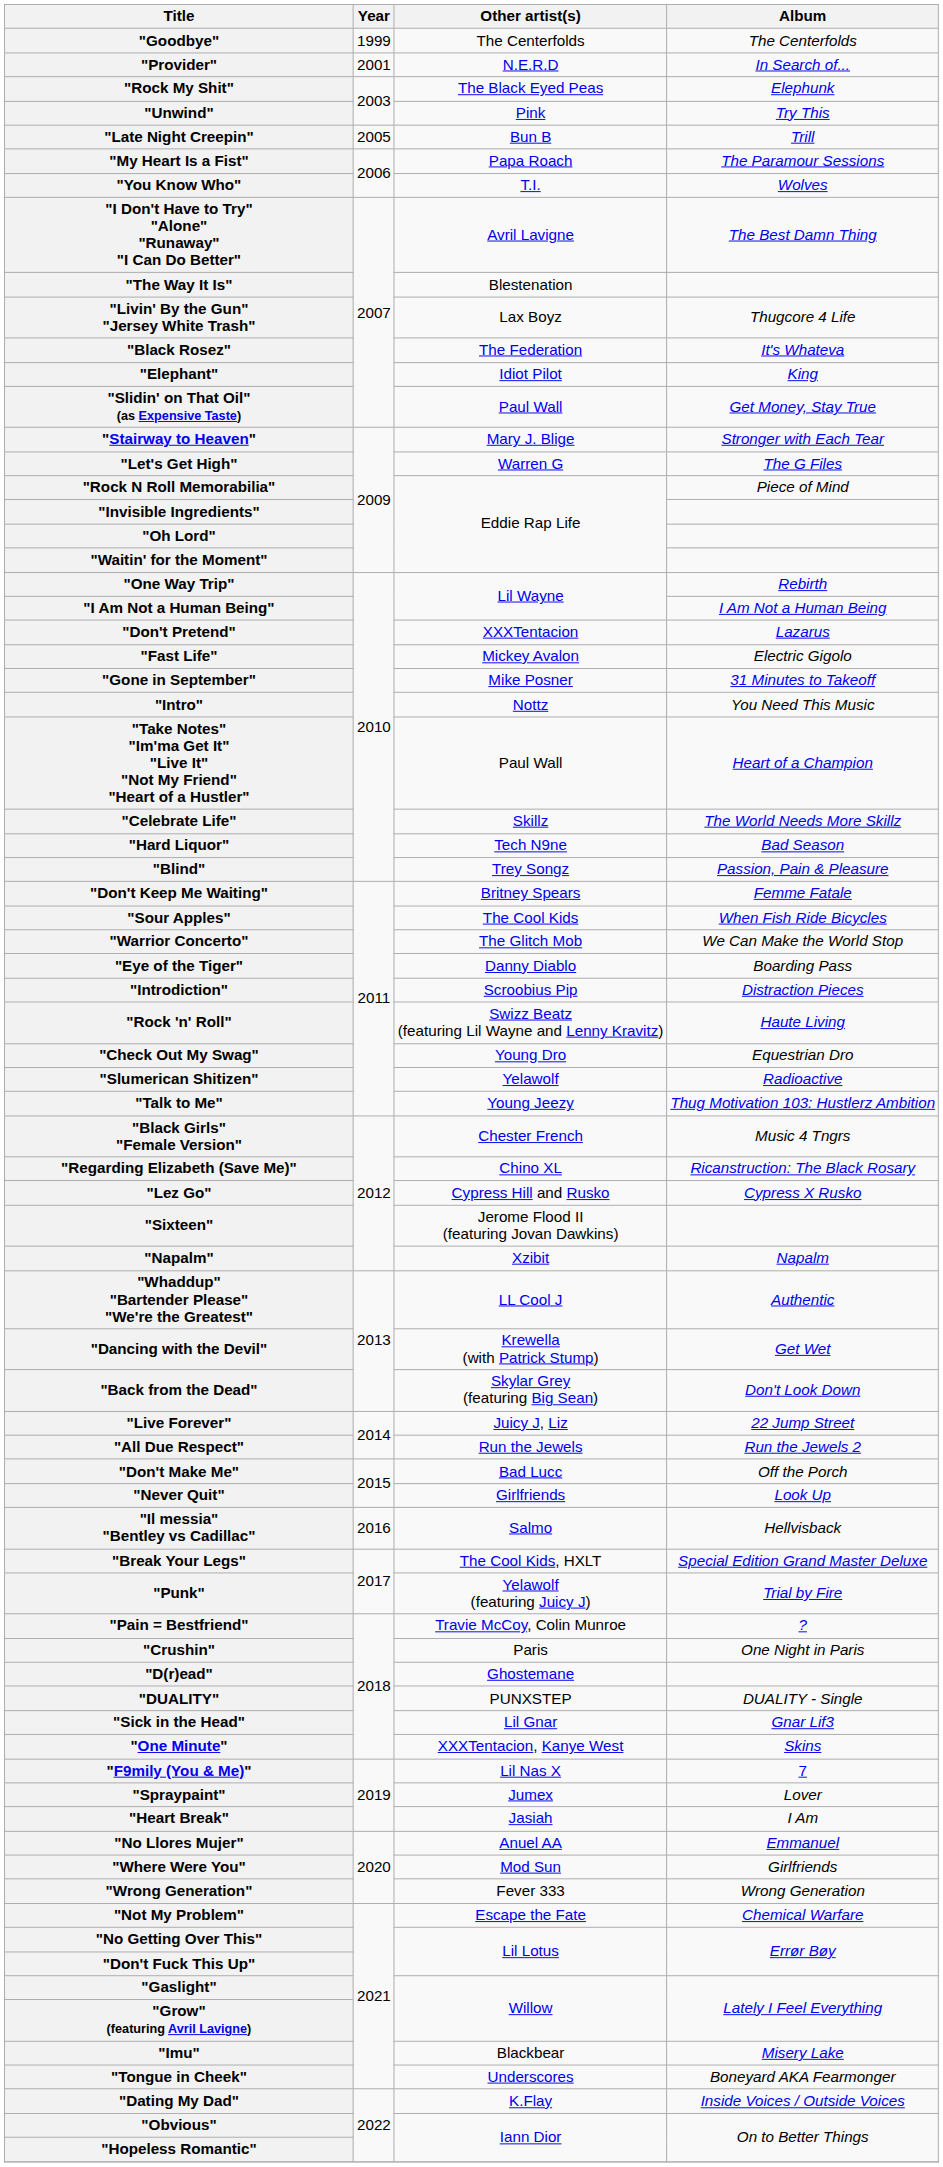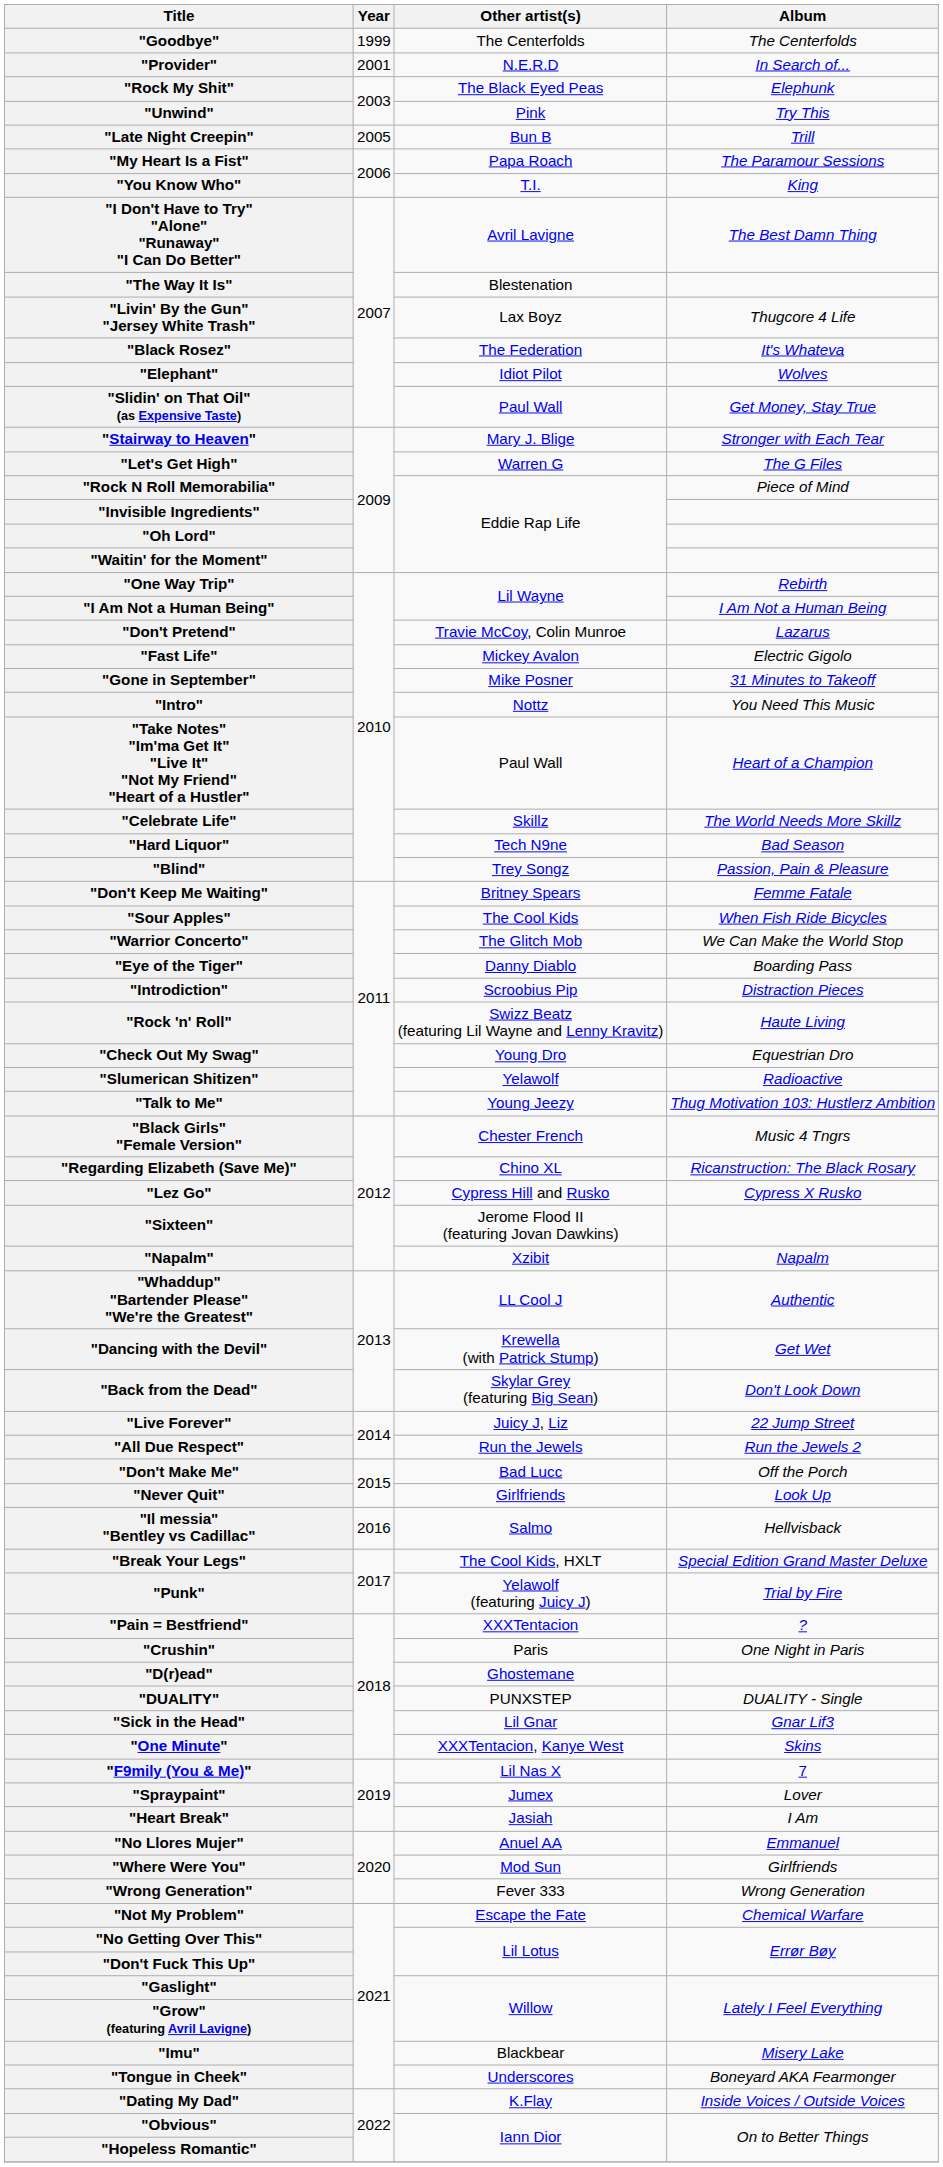(803, 185) Wolves -> (803, 185) King
(803, 374) King -> (803, 374) Wolves
(531, 632) XXXTentacion -> (531, 632) Travie McCoy, Colin Munroe
(531, 1626) Travie McCoy, Colin Munroe -> (531, 1626) XXXTentacion
